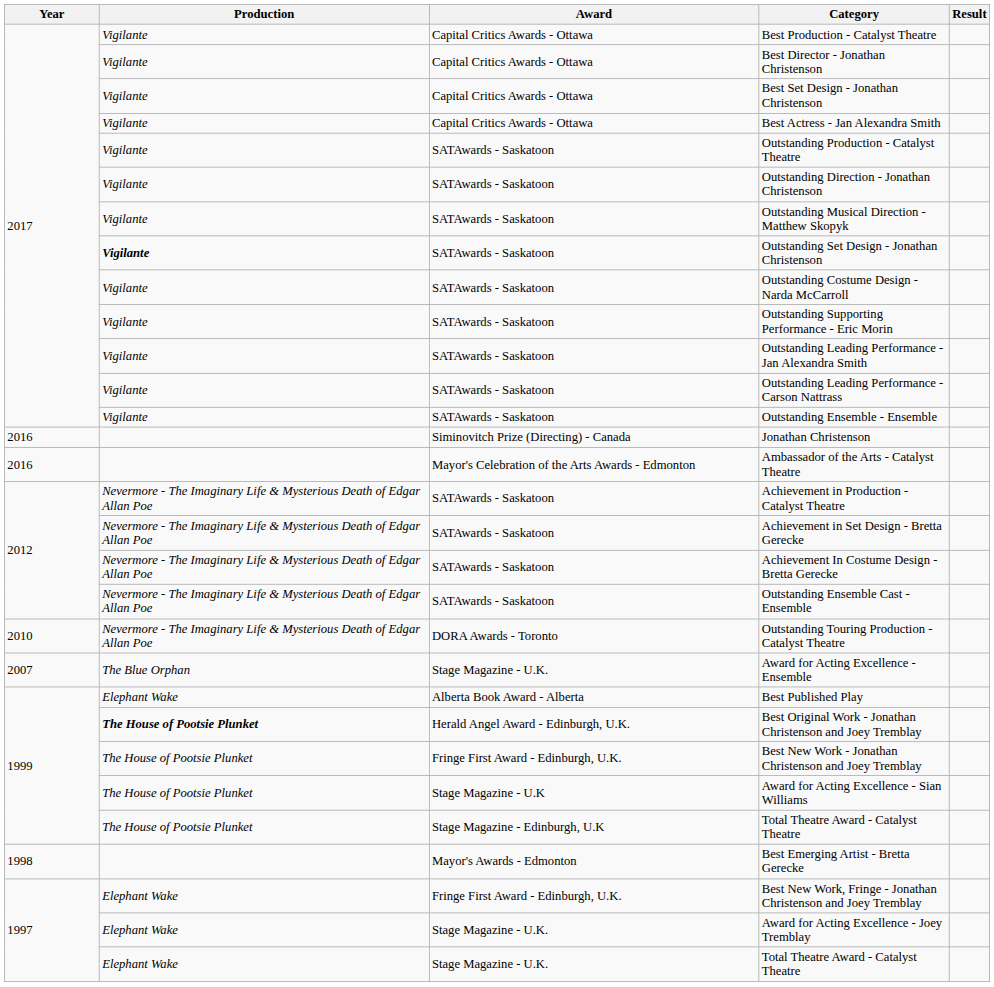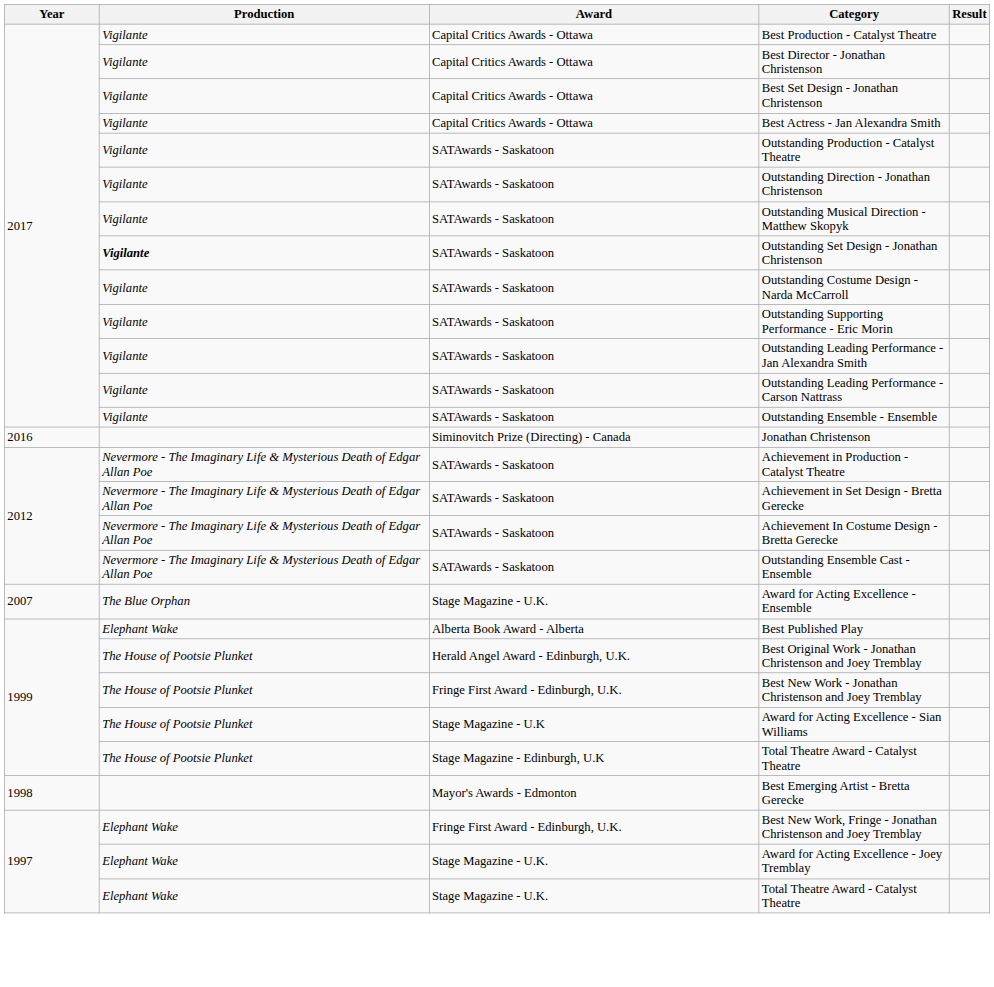- row: (564, 464)
- row: (495, 635)
(180, 724) bold -> (177, 655) normal
